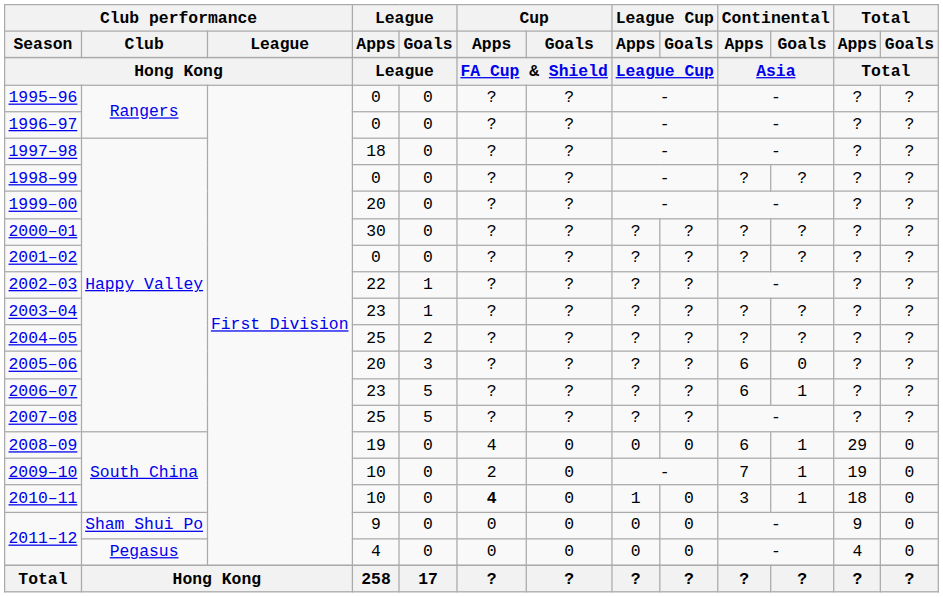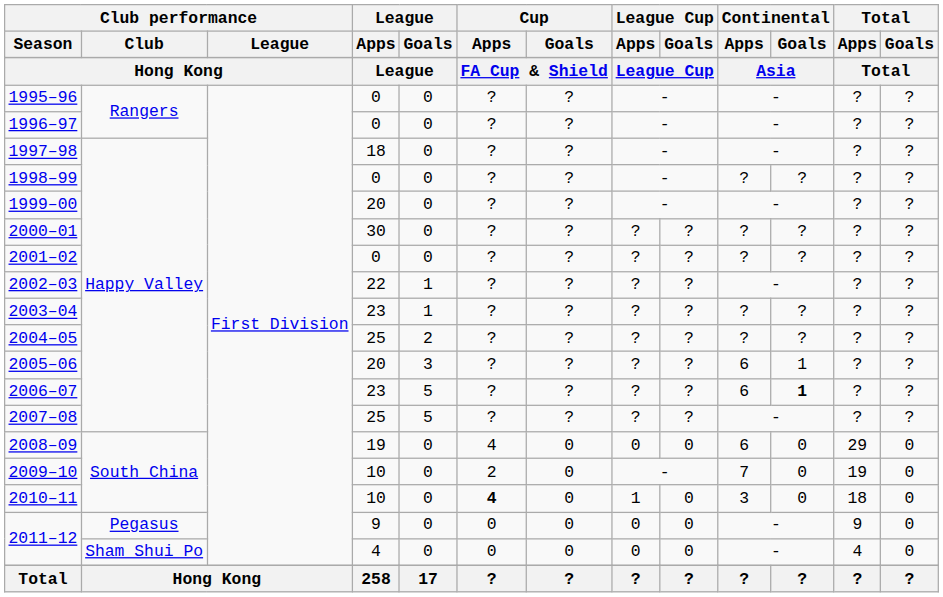(802, 365) 0 -> (802, 365) 1
(802, 392) normal -> (802, 392) bold
(802, 445) 1 -> (802, 445) 0
(802, 472) 1 -> (802, 472) 0
(802, 499) 1 -> (802, 499) 0
(144, 525) Sham Shui Po -> (144, 525) Pegasus
(144, 552) Pegasus -> (144, 552) Sham Shui Po
